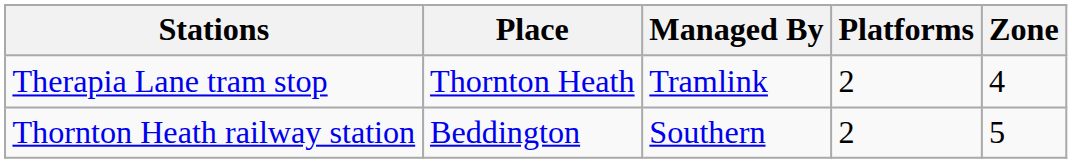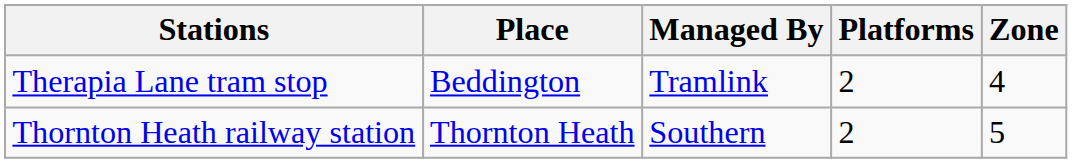(532, 81) Thornton Heath -> (505, 81) Beddington
(505, 132) Beddington -> (532, 132) Thornton Heath
